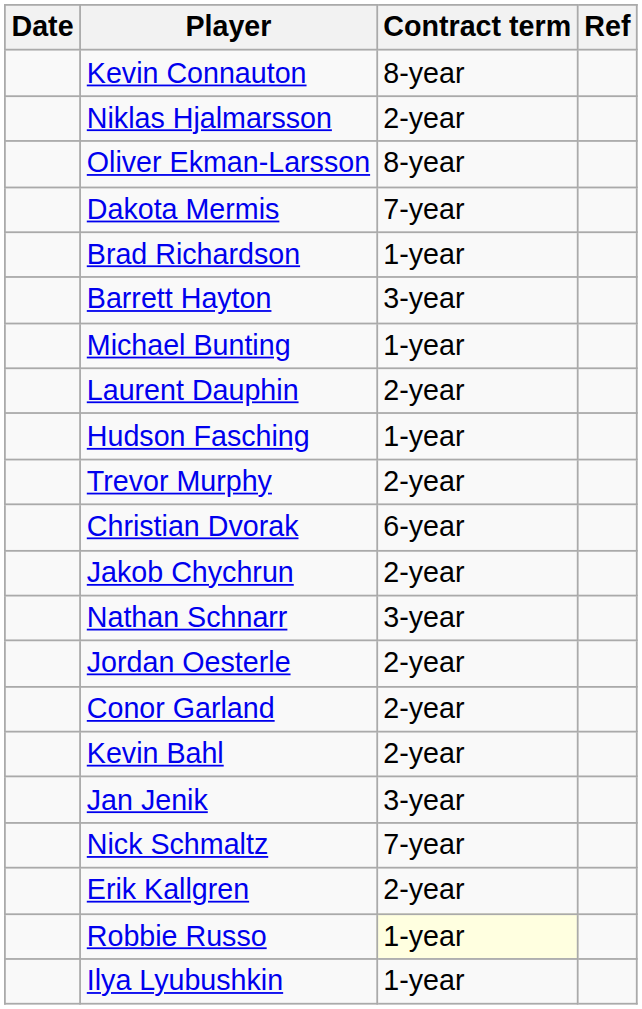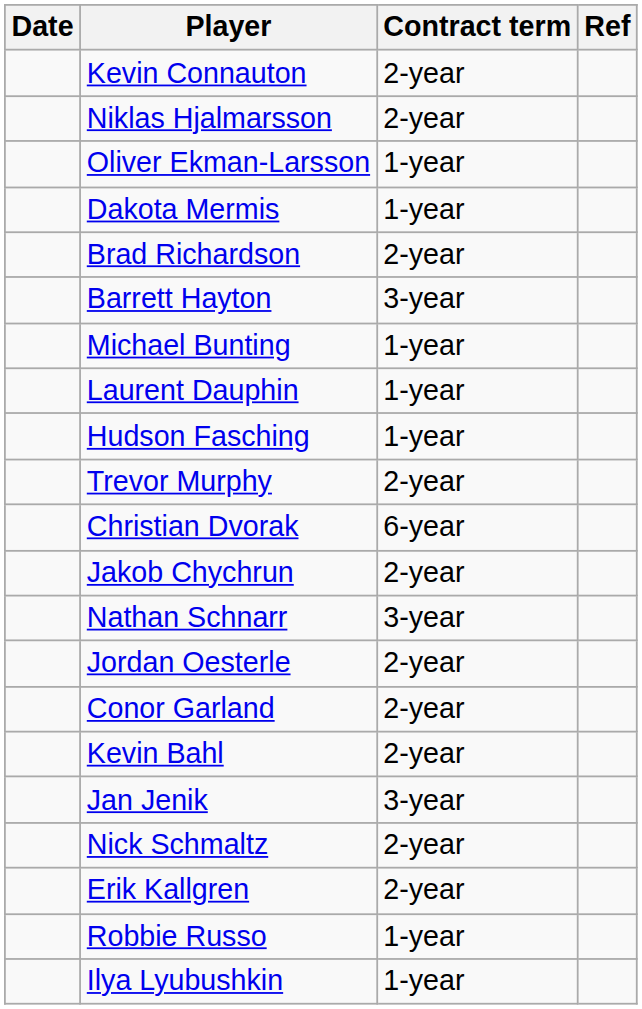(424, 72) 8-year -> (424, 72) 2-year
(424, 163) 8-year -> (424, 163) 1-year
(424, 208) 7-year -> (424, 208) 1-year
(424, 254) 1-year -> (424, 254) 2-year
(424, 390) 2-year -> (424, 390) 1-year
(424, 844) 7-year -> (424, 844) 2-year
(424, 935) lightyellow background -> (424, 935) no background
